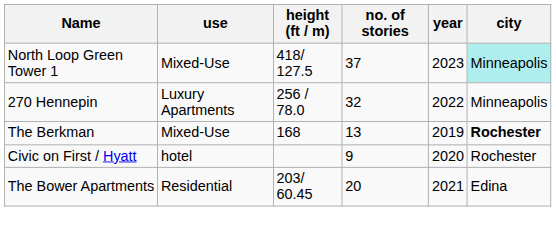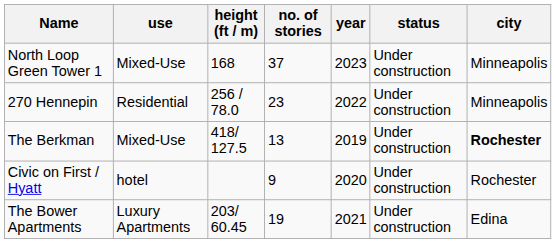+ column: (419, 24)
(294, 63) 418/ 127.5 -> (223, 63) 168
(509, 63) paleturquoise background -> (509, 63) no background
(198, 102) Luxury Apartments -> (152, 102) Residential
(353, 102) 32 -> (276, 102) 23
(288, 133) 168 -> (229, 141) 418/ 127.5
(197, 186) Residential -> (153, 219) Luxury Apartments
(353, 186) 20 -> (276, 219) 19
